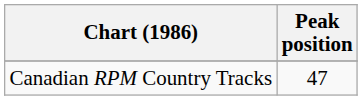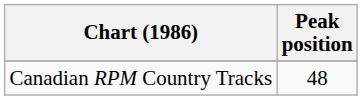(317, 77) 47 -> (317, 77) 48
